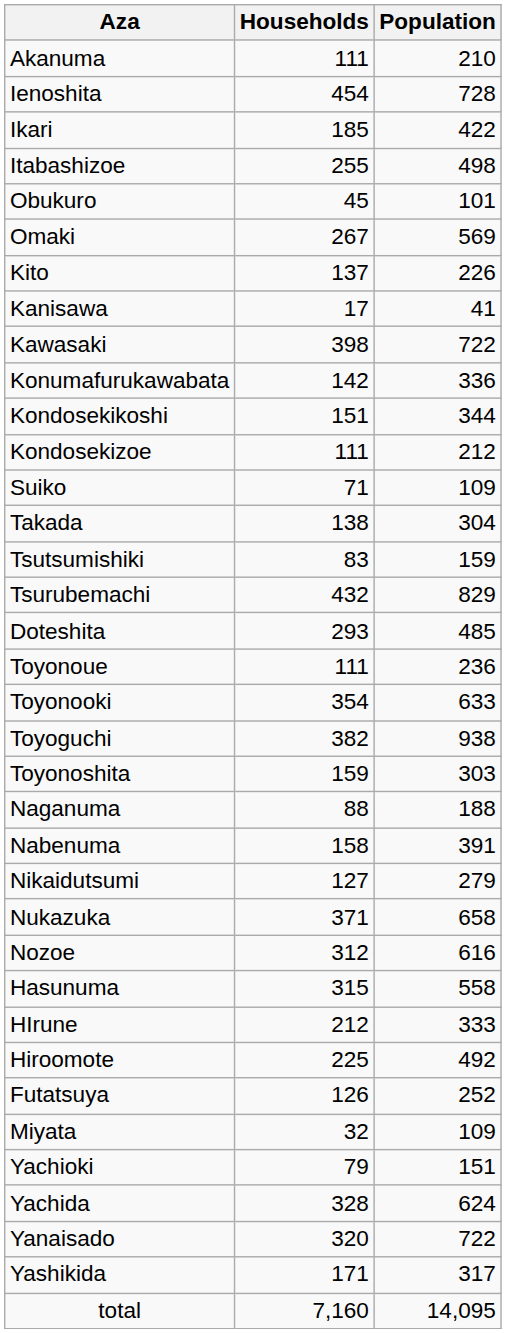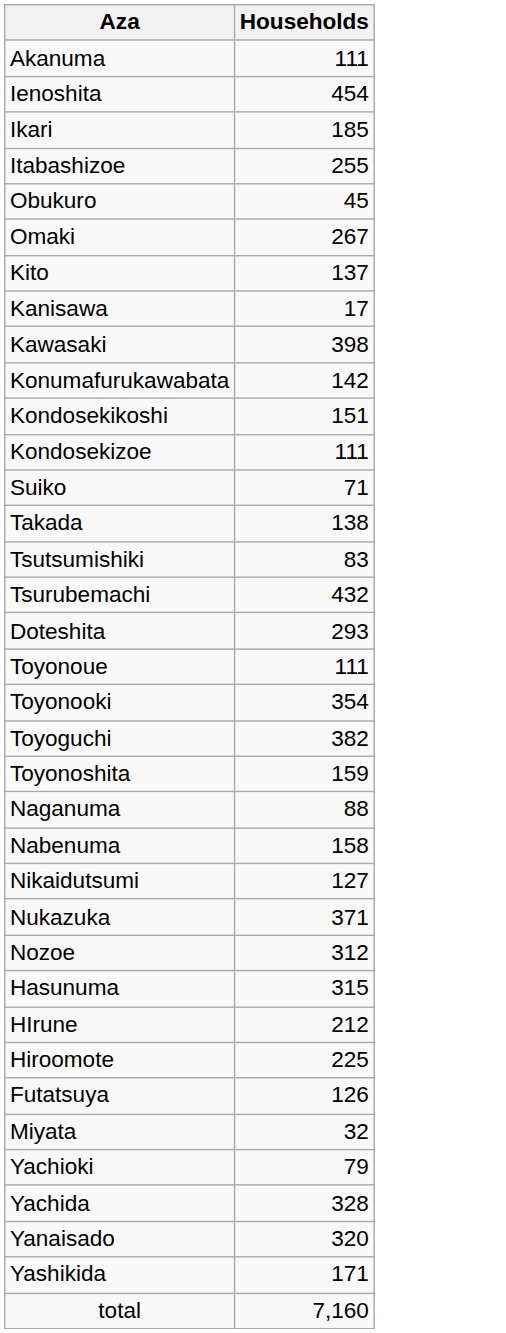- column: (438, 22)
